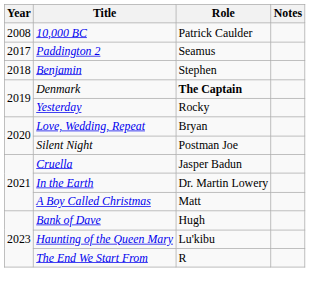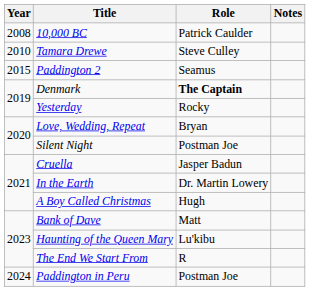+ row: (71, 51)
(19, 51) 2017 -> (19, 70) 2015
- row: (59, 70)
(190, 201) Matt -> (192, 201) Hugh
(192, 220) Hugh -> (190, 220) Matt
+ row: (83, 276)
